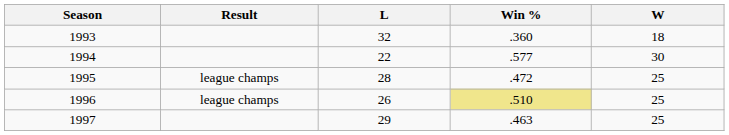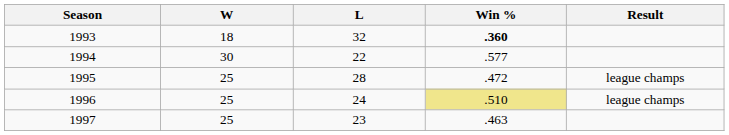columns swapped: (658, 15) <-> (239, 15)
(521, 36) normal -> (496, 36) bold
(384, 99) 26 -> (359, 99) 24
(384, 120) 29 -> (359, 120) 23
